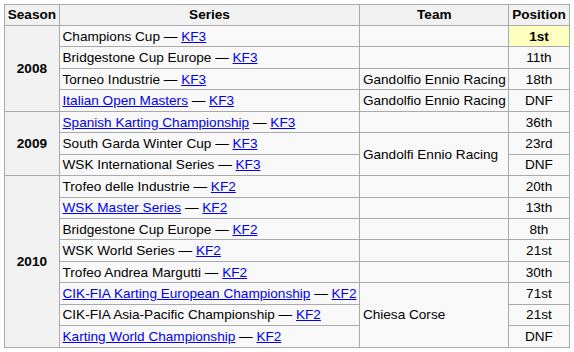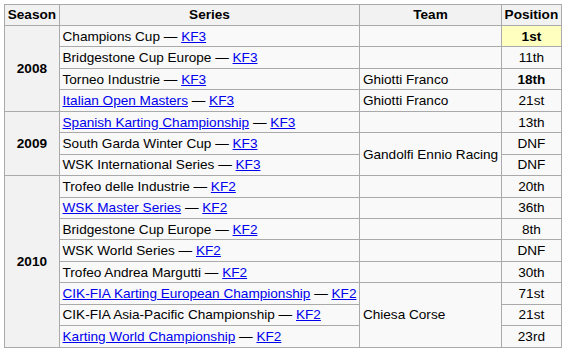(434, 79) Gandolfio Ennio Racing -> (406, 79) Ghiotti Franco
(539, 79) normal -> (531, 79) bold
(434, 101) Gandolfio Ennio Racing -> (406, 101) Ghiotti Franco
(539, 101) DNF -> (531, 101) 21st
(539, 122) 36th -> (531, 122) 13th
(539, 143) 23rd -> (531, 143) DNF
(539, 208) 13th -> (531, 208) 36th
(539, 251) 21st -> (531, 251) DNF
(539, 336) DNF -> (531, 336) 23rd
